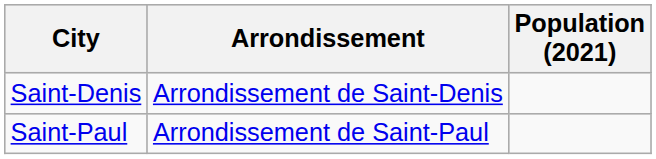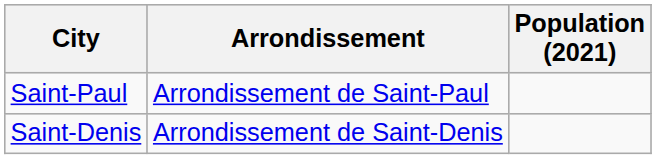rows swapped: (76, 93) <-> (69, 133)
